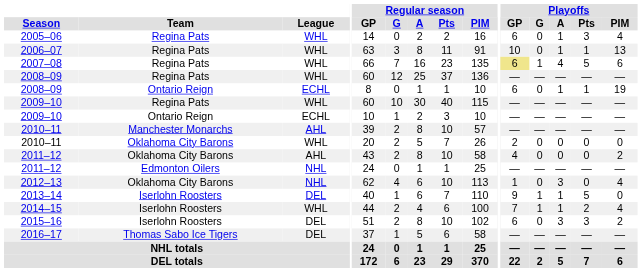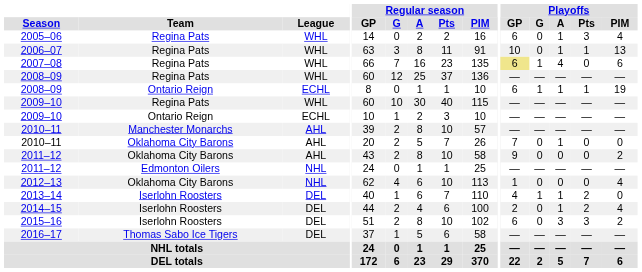(587, 63) 5 -> (587, 63) 0
(540, 89) 0 -> (540, 89) 1
(316, 142) WHL -> (316, 142) AHL
(515, 142) 2 -> (515, 142) 7
(561, 142) 0 -> (561, 142) 1
(515, 155) 4 -> (515, 155) 9
(561, 182) 3 -> (561, 182) 0
(515, 195) 9 -> (515, 195) 4
(587, 195) 5 -> (587, 195) 2
(316, 208) WHL -> (316, 208) DEL
(515, 208) 7 -> (515, 208) 2
(540, 208) 1 -> (540, 208) 0
